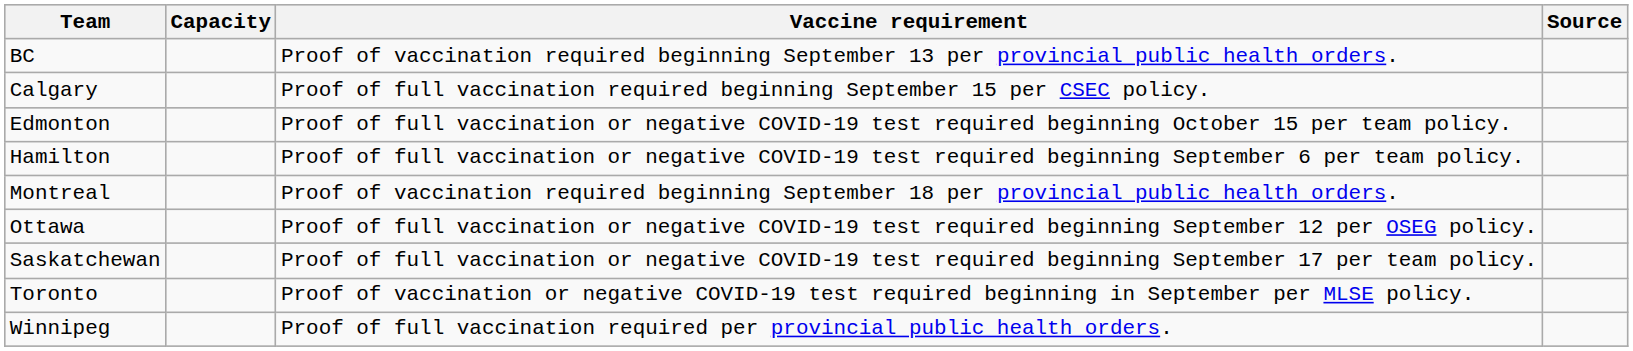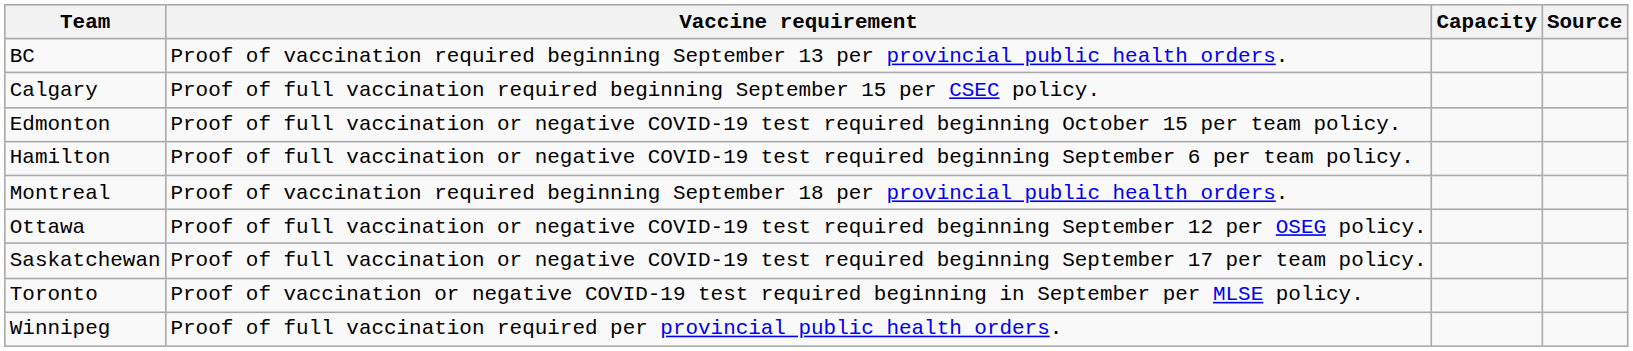columns swapped: (221, 22) <-> (909, 22)
